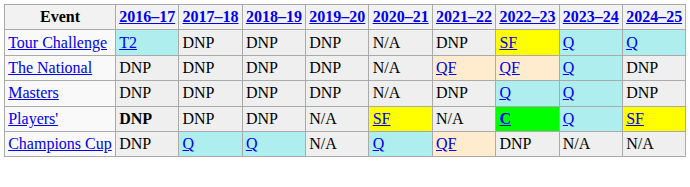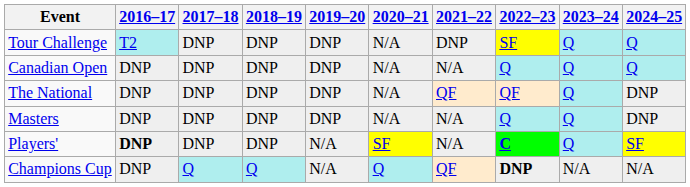+ row: (58, 67)
(452, 93) DNP -> (450, 118) N/A
(515, 144) normal -> (516, 169) bold
